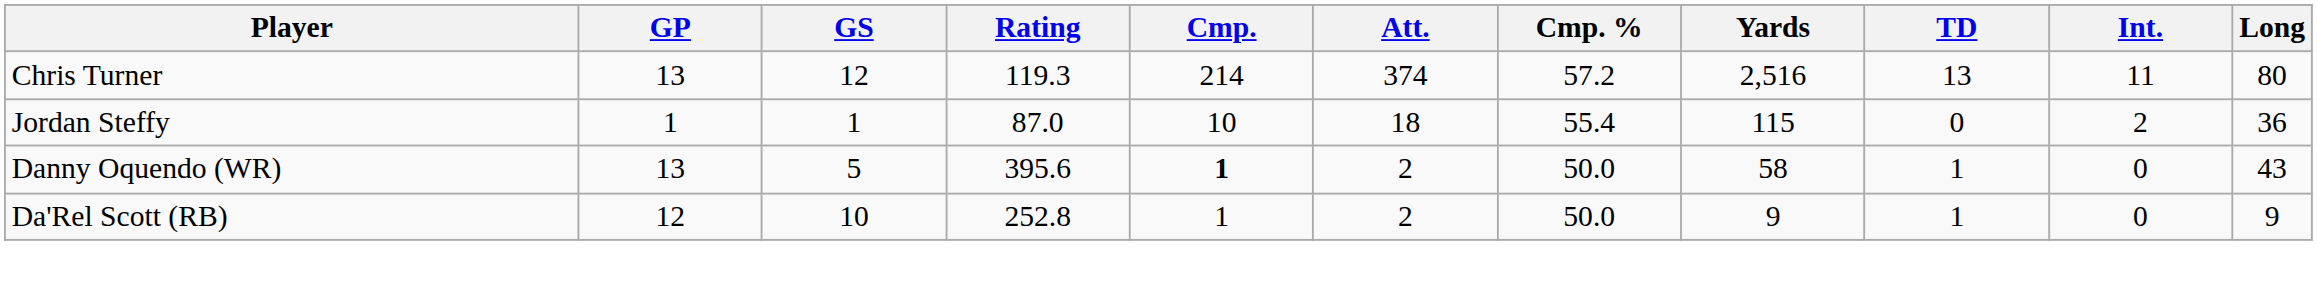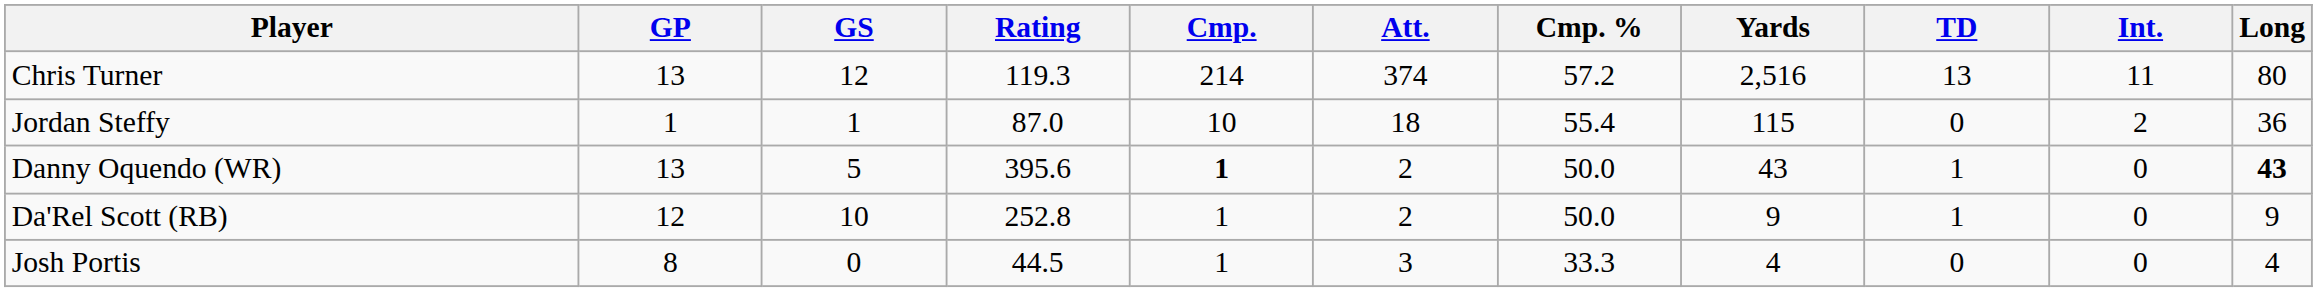(1773, 168) 58 -> (1773, 168) 43
(2272, 168) normal -> (2272, 168) bold
+ row: (76, 262)
